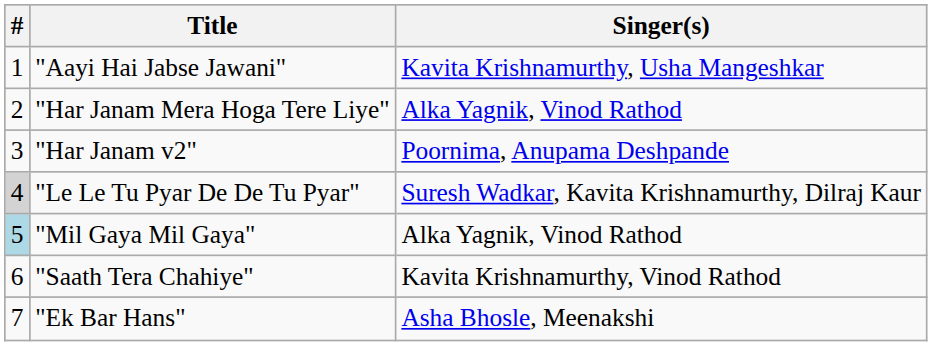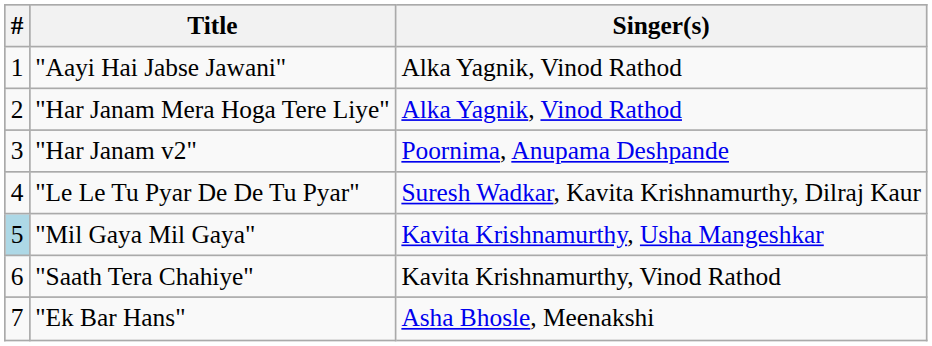(613, 67) Kavita Krishnamurthy, Usha Mangeshkar -> (542, 67) Alka Yagnik, Vinod Rathod
(17, 193) lightgrey background -> (17, 193) no background
(542, 234) Alka Yagnik, Vinod Rathod -> (613, 234) Kavita Krishnamurthy, Usha Mangeshkar
